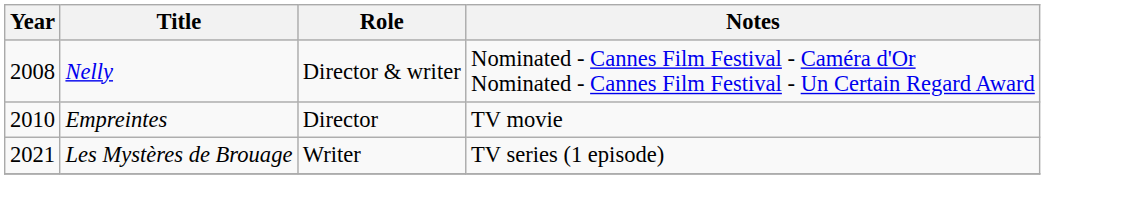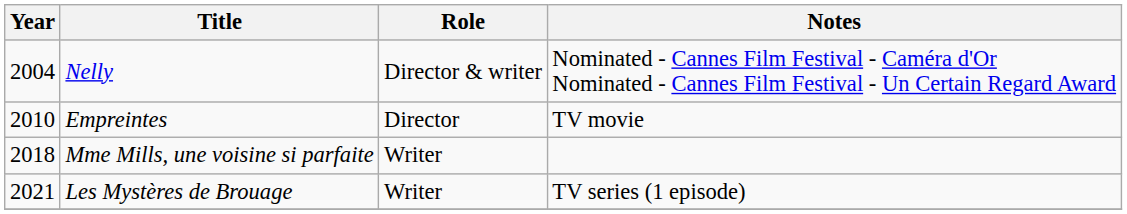(32, 70) 2008 -> (32, 70) 2004
+ row: (220, 155)
